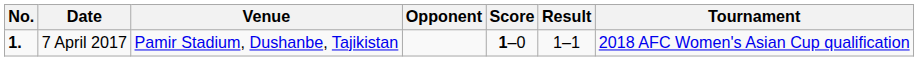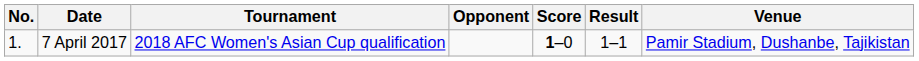columns swapped: (266, 17) <-> (754, 17)
(15, 42) bold -> (15, 42) normal
